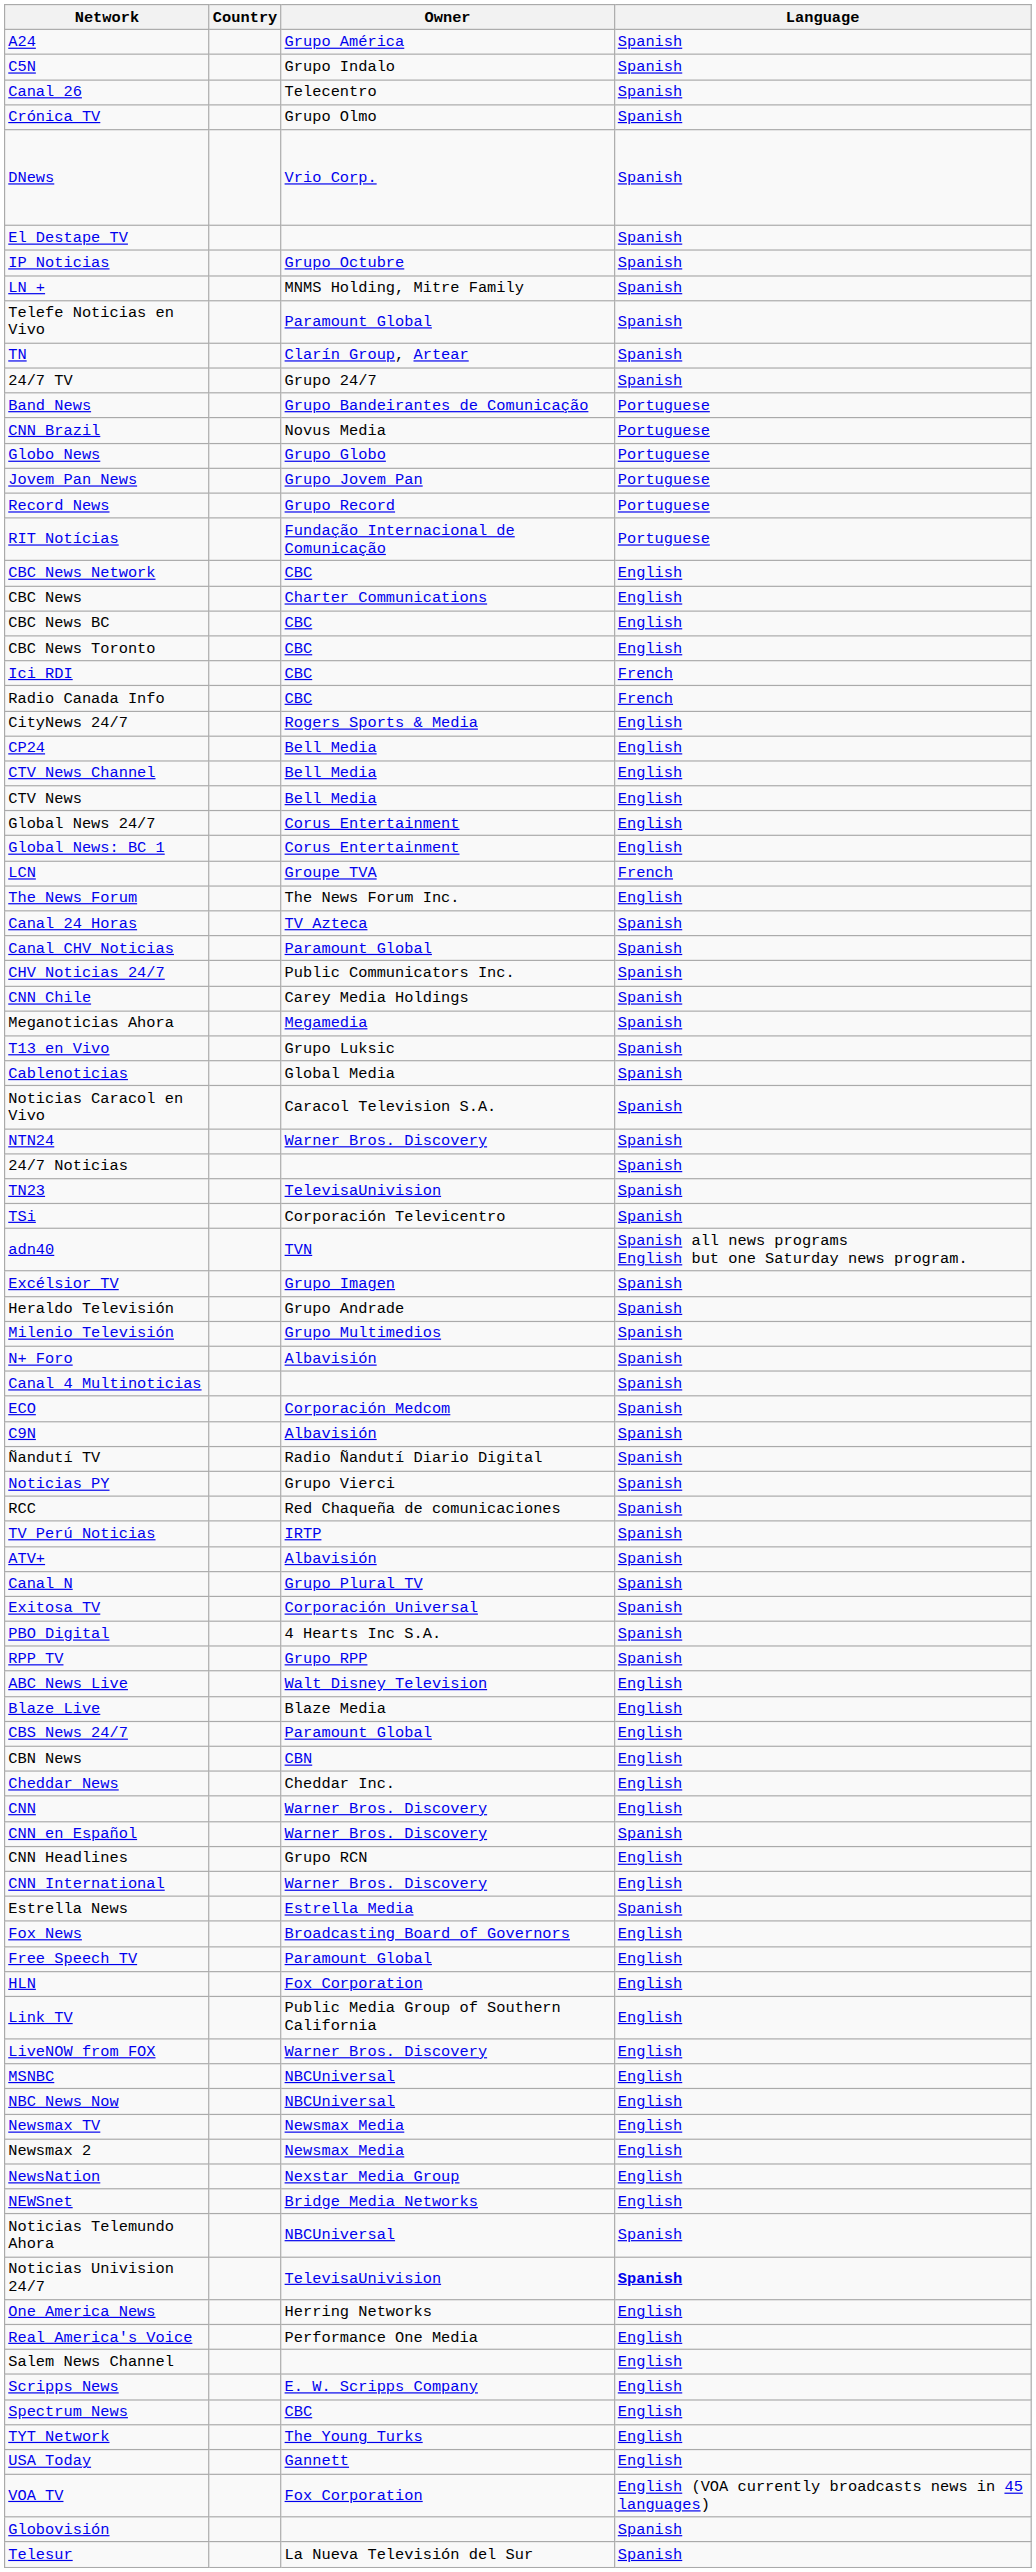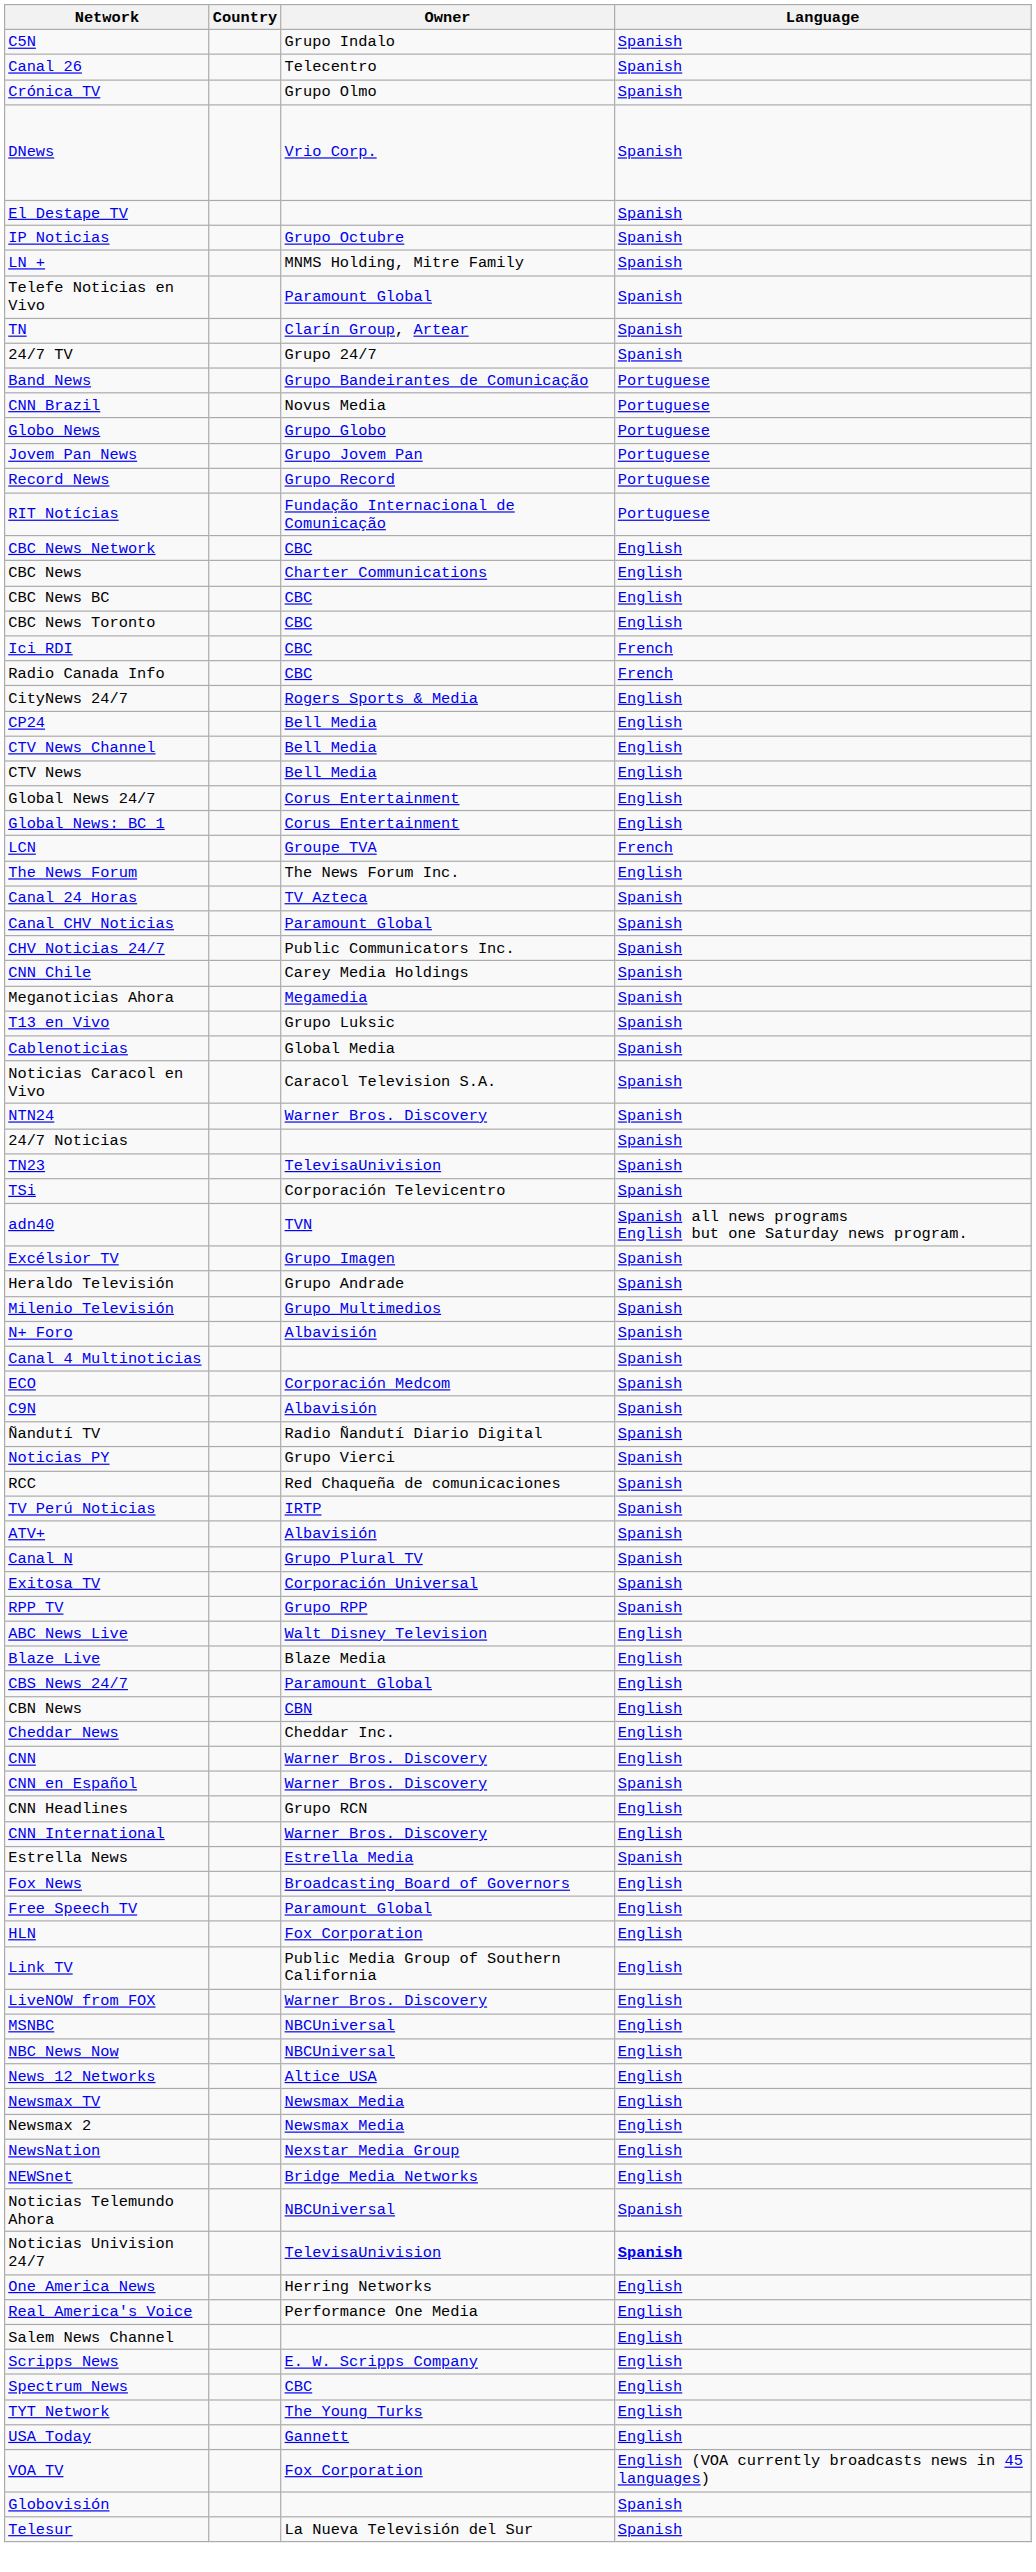- row: (22, 42)
- row: (59, 1634)
+ row: (82, 2076)
